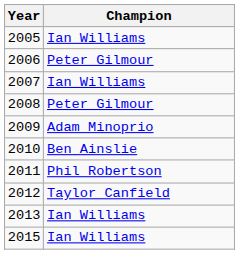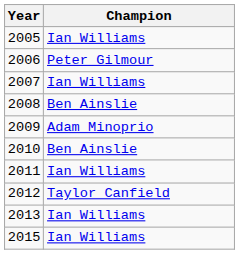(100, 105) Peter Gilmour -> (92, 105) Ben Ainslie
(104, 171) Phil Robertson -> (96, 171) Ian Williams
